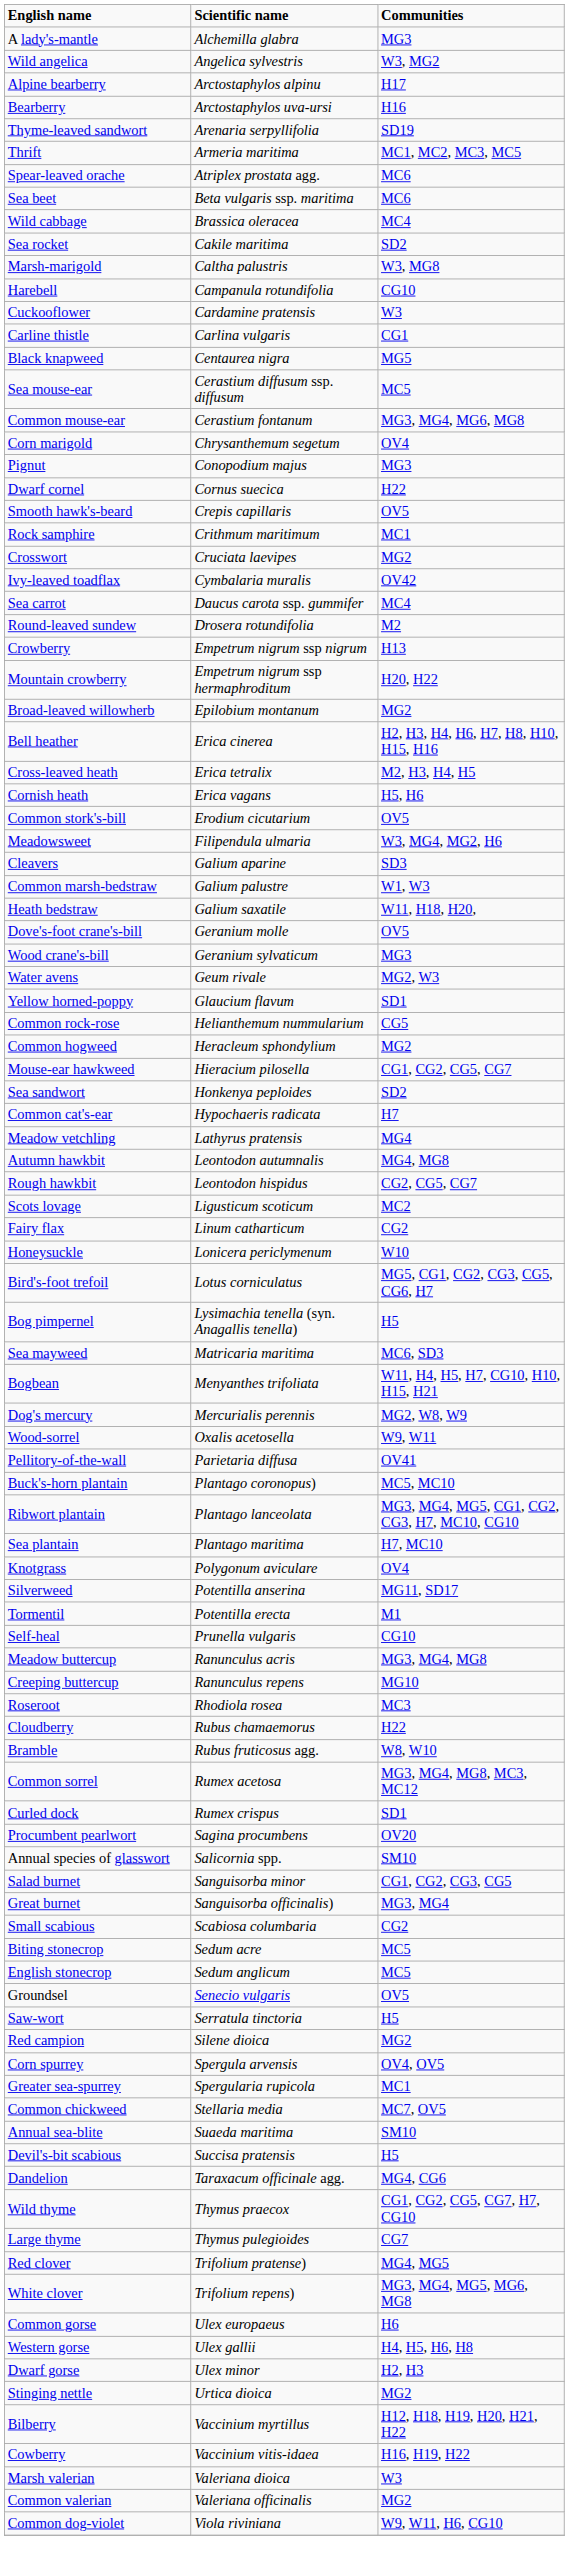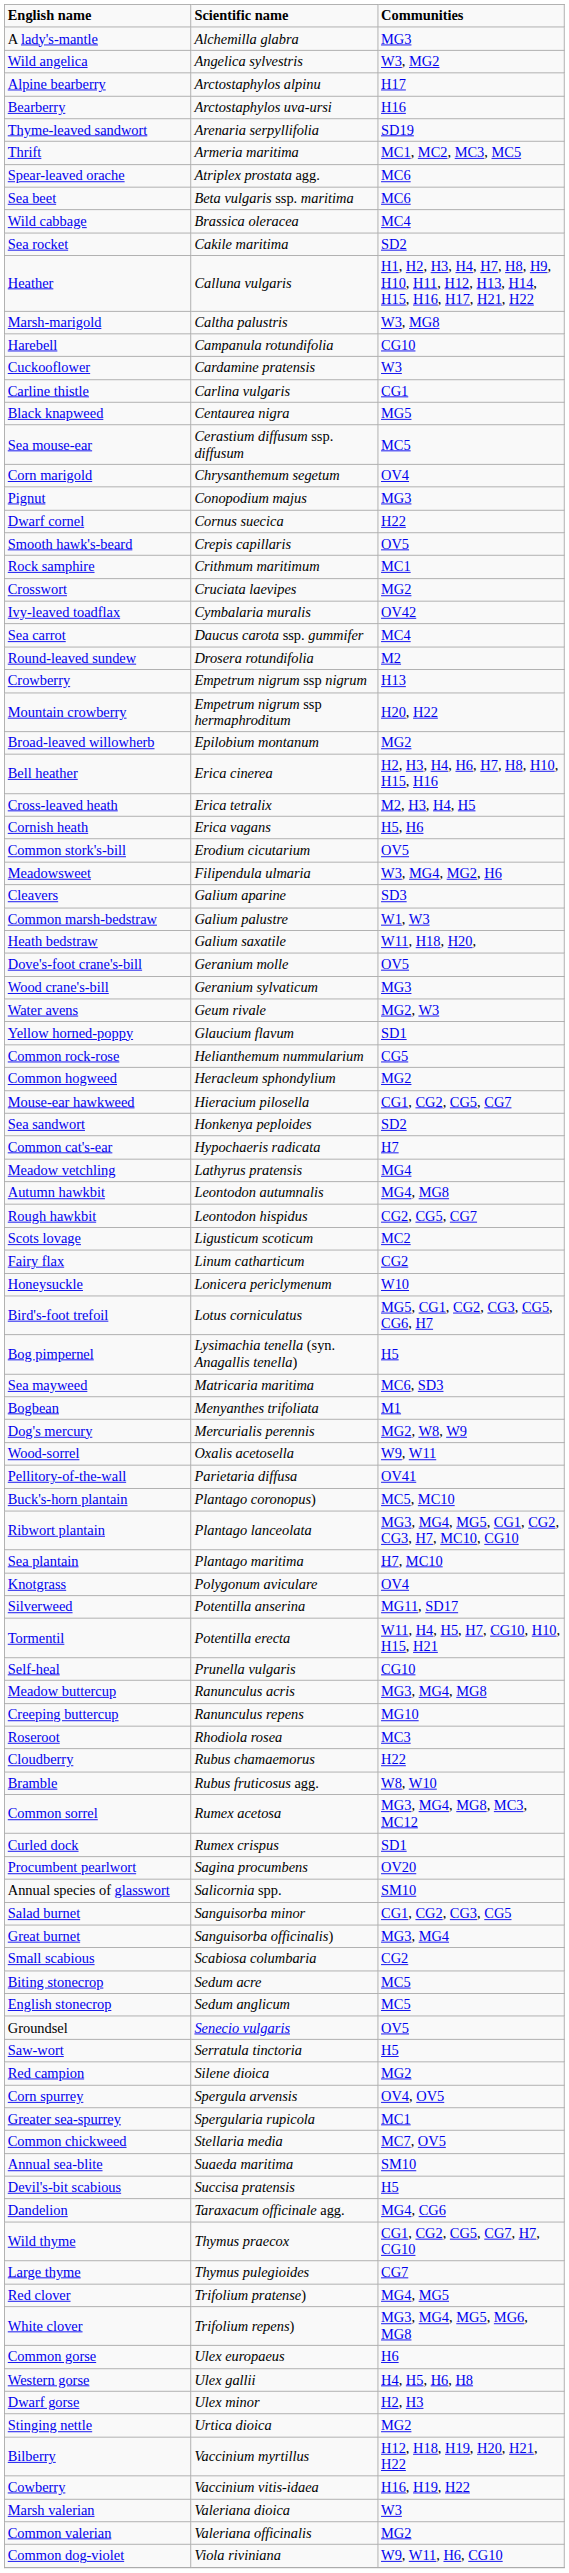+ row: (31, 283)
- row: (66, 420)
(471, 1383) W11, H4, H5, H7, CG10, H10, H15, H21 -> (391, 1408) M1
(391, 1613) M1 -> (471, 1638) W11, H4, H5, H7, CG10, H10, H15, H21
